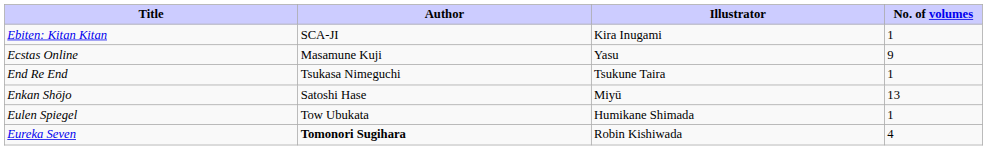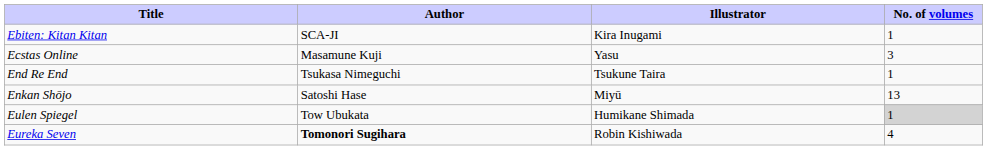(890, 54) 9 -> (890, 54) 3
(890, 114) no background -> (890, 114) lightgrey background
